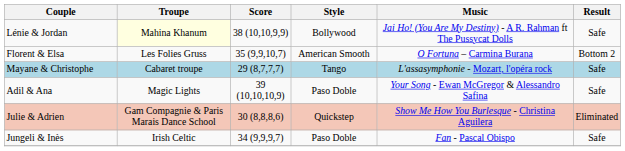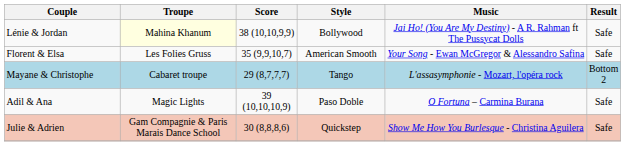(475, 54) O Fortuna – Carmina Burana -> (486, 54) Your Song - Ewan McGregor & Alessandro Safina
(597, 54) Bottom 2 -> (604, 54) Safe
(597, 69) Safe -> (604, 75) Bottom 2
(475, 90) Your Song - Ewan McGregor & Alessandro Safina -> (486, 101) O Fortuna – Carmina Burana
(597, 117) Eliminated -> (604, 128) Safe
- row: (35, 138)
